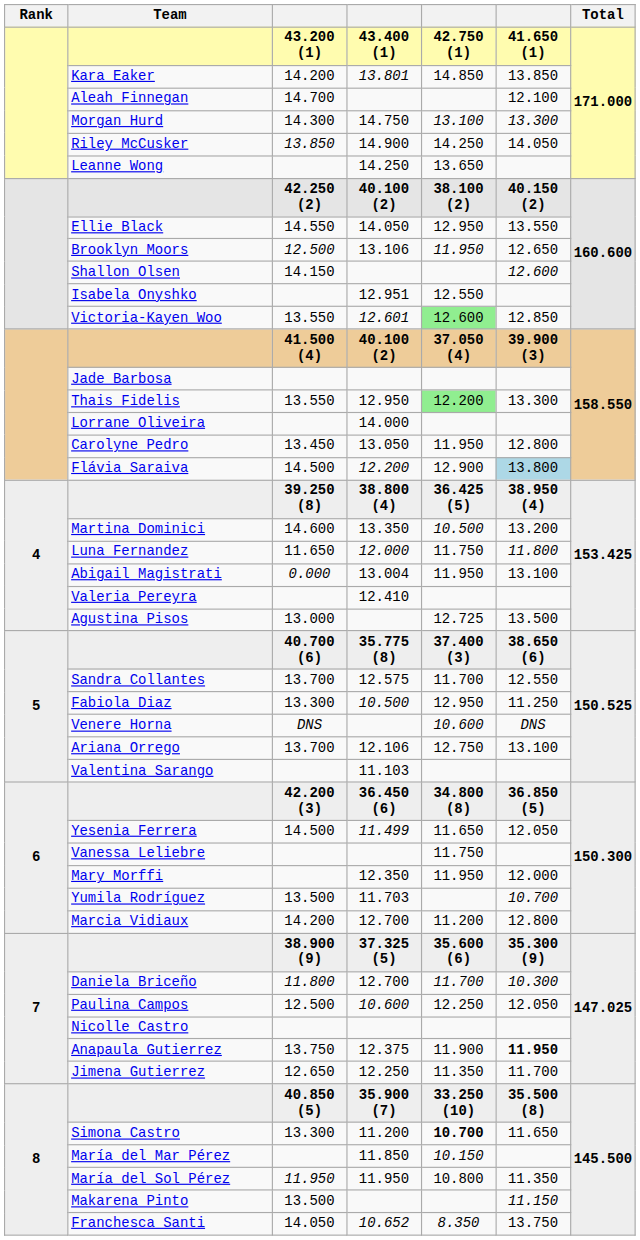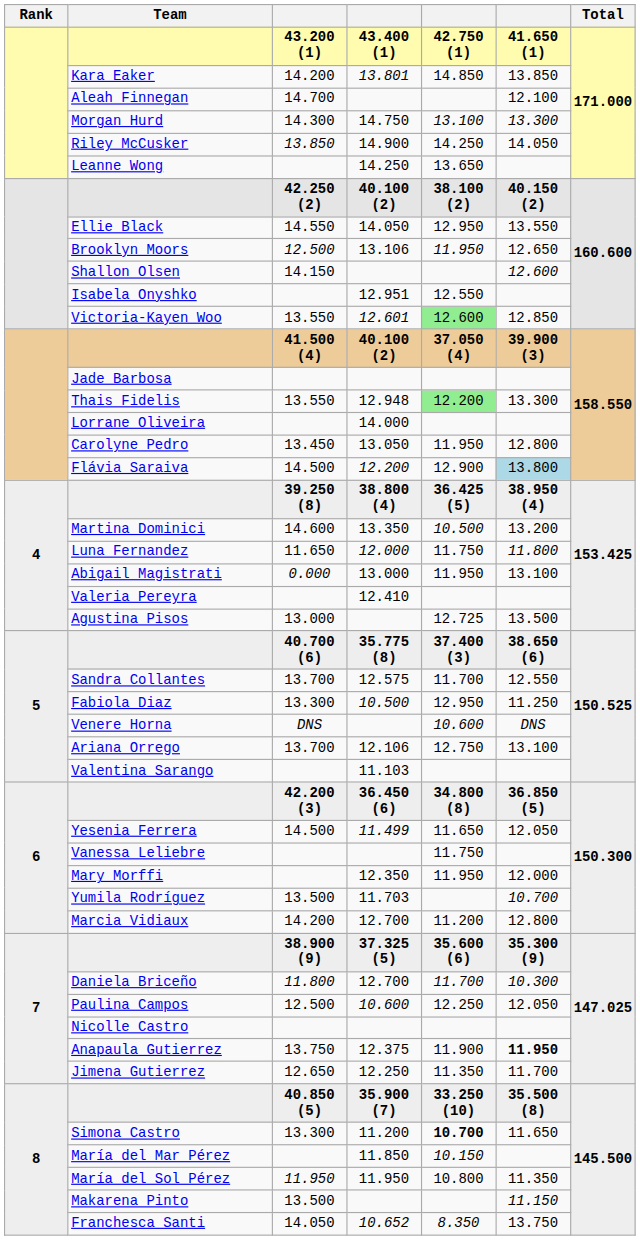(384, 402) 12.950 -> (384, 402) 12.948
(384, 575) 13.004 -> (384, 575) 13.000
